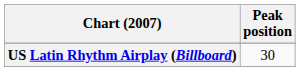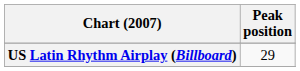(268, 54) 30 -> (268, 54) 29
